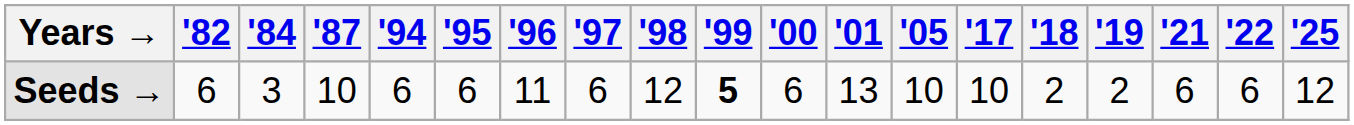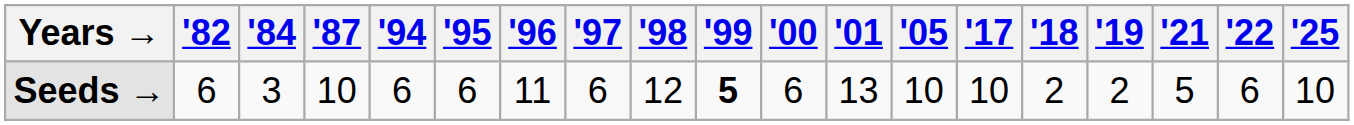(1185, 90) 6 -> (1185, 90) 5
(1315, 90) 12 -> (1315, 90) 10
